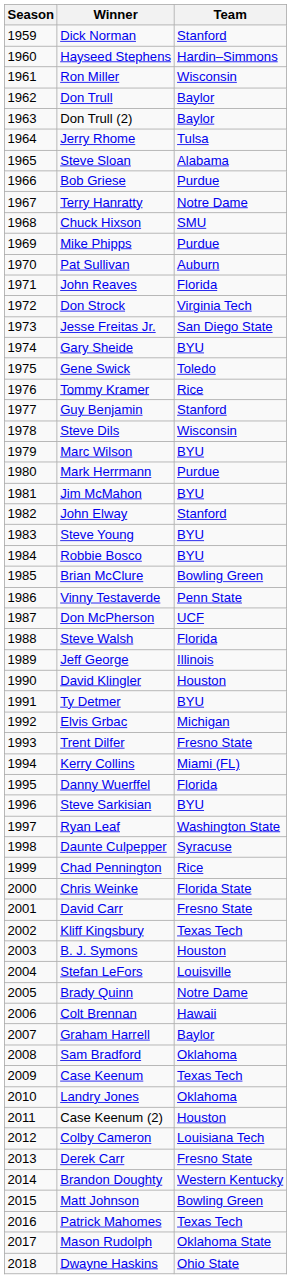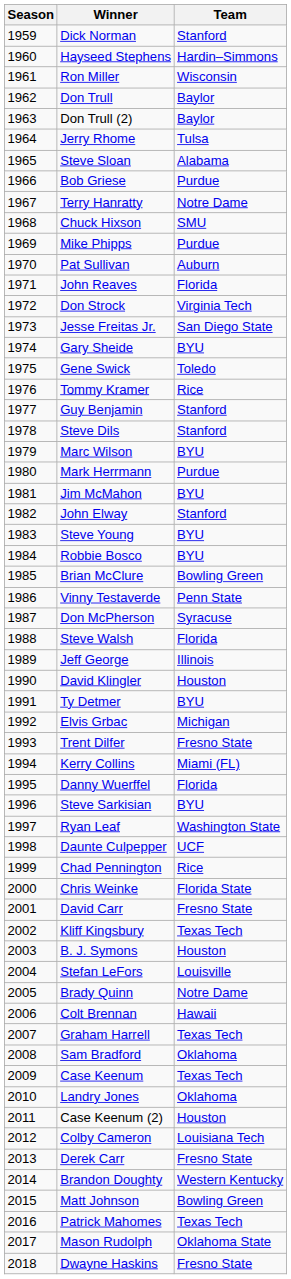(207, 431) Wisconsin -> (202, 431) Stanford
(191, 618) UCF -> (204, 618) Syracuse
(204, 847) Syracuse -> (191, 847) UCF
(196, 1034) Baylor -> (210, 1034) Texas Tech
(208, 1263) Ohio State -> (215, 1263) Fresno State
